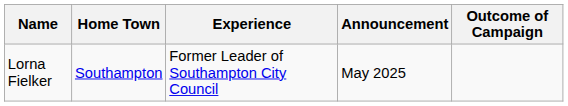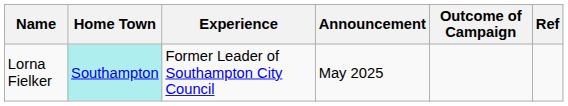+ column: (548, 24)
(119, 72) no background -> (115, 72) paleturquoise background
